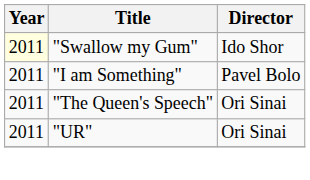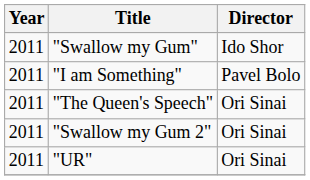(26, 47) lightyellow background -> (26, 47) no background
+ row: (132, 132)
